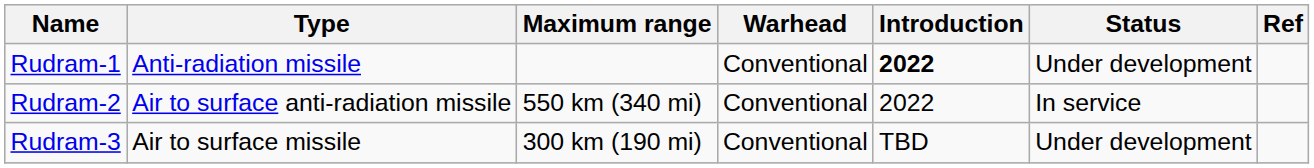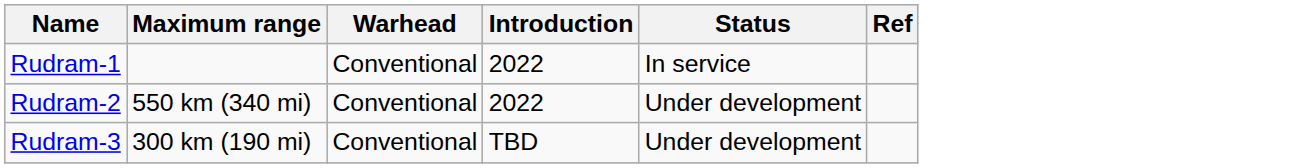- column: (322, 24)
(907, 63) bold -> (516, 63) normal
(1143, 63) Under development -> (698, 63) In service
(1088, 102) In service -> (753, 102) Under development
